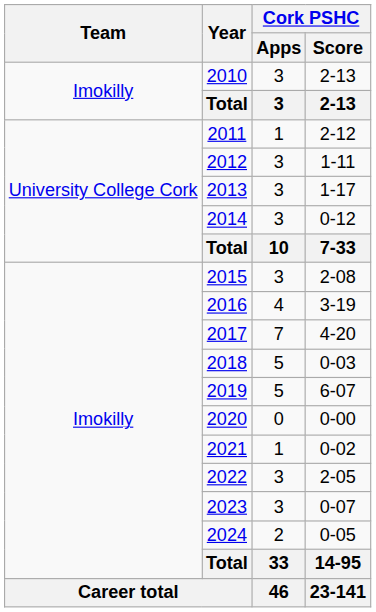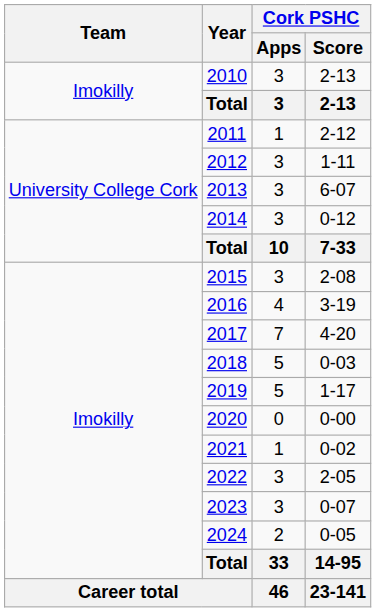(338, 190) 1-17 -> (338, 190) 6-07
(338, 391) 6-07 -> (338, 391) 1-17
